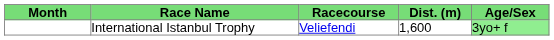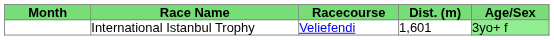(415, 27) 1,600 -> (415, 27) 1,601
